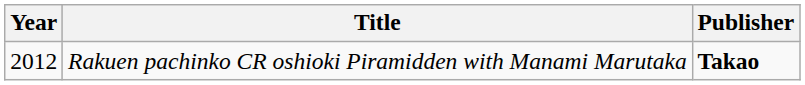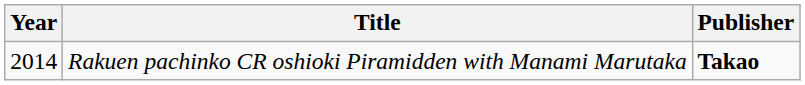(34, 60) 2012 -> (34, 60) 2014
